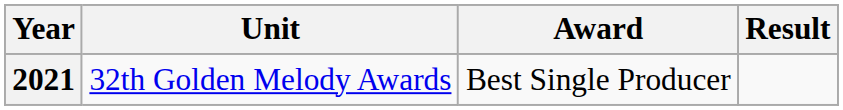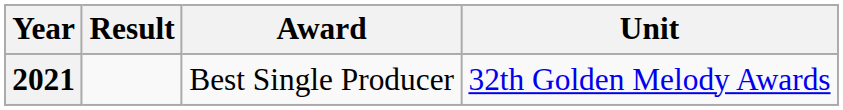columns swapped: (270, 29) <-> (788, 29)
